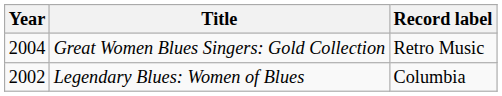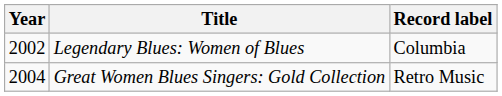rows swapped: (179, 76) <-> (219, 47)
